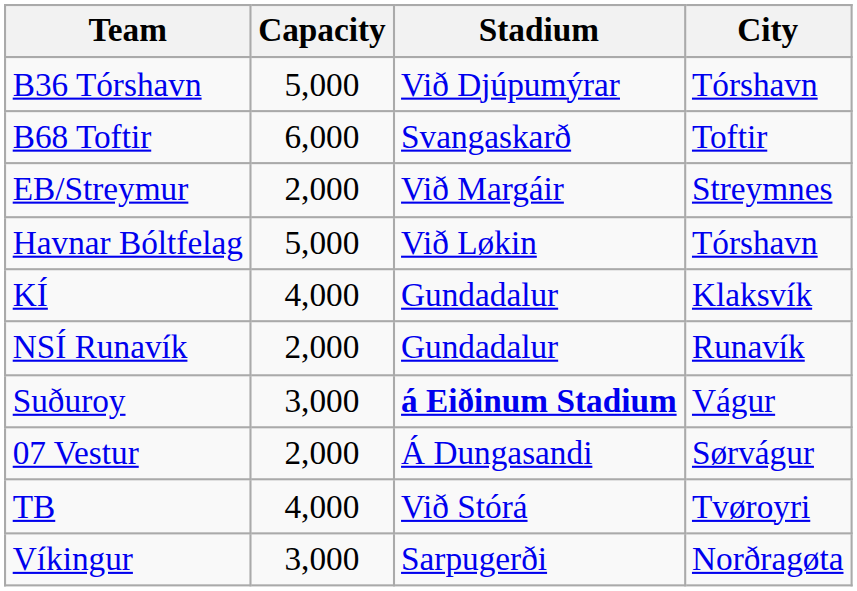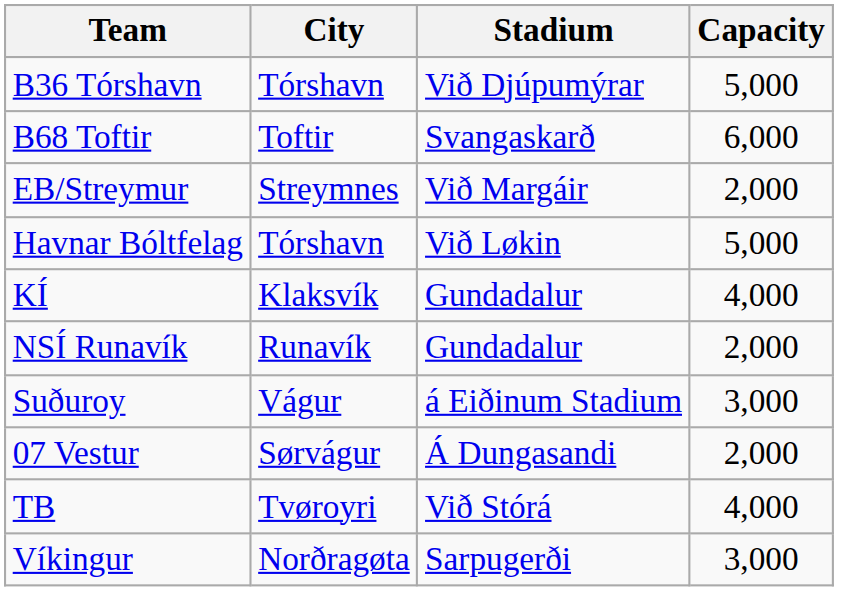columns swapped: (768, 30) <-> (322, 30)
(539, 400) bold -> (554, 400) normal
